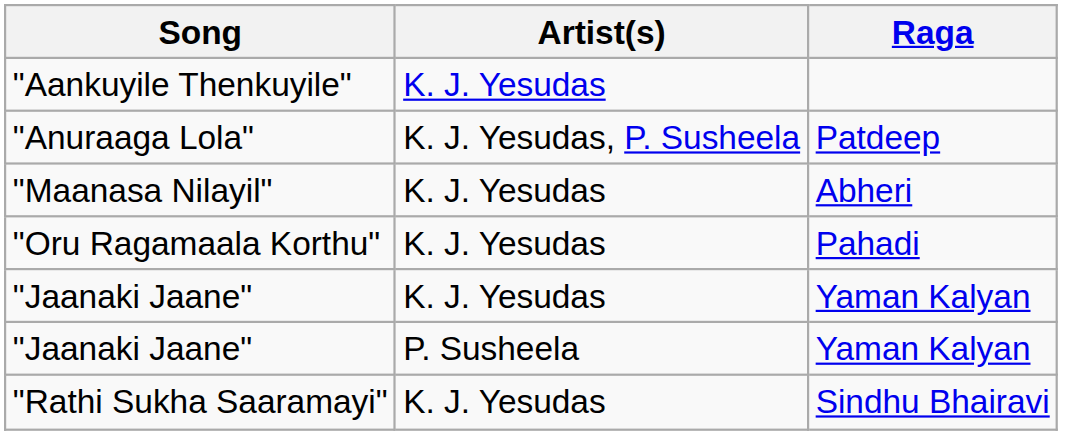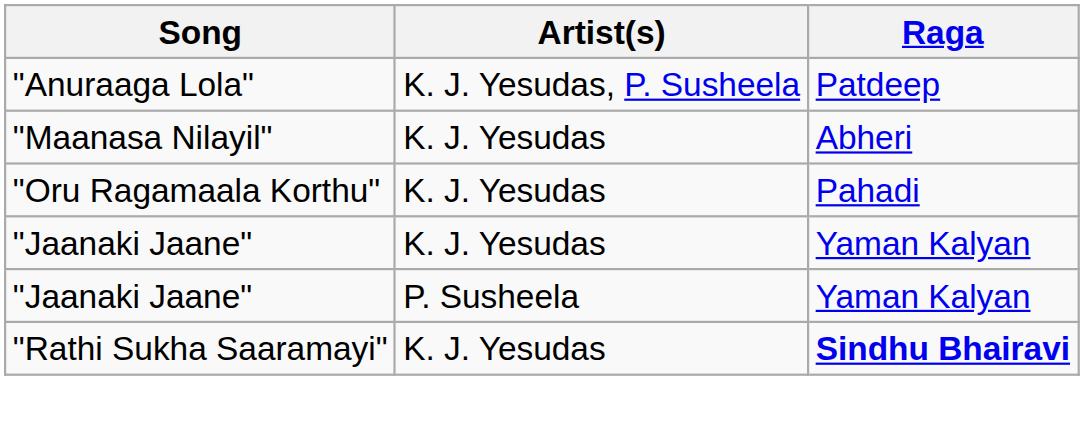- row: (182, 85)
(933, 402) normal -> (943, 349) bold
